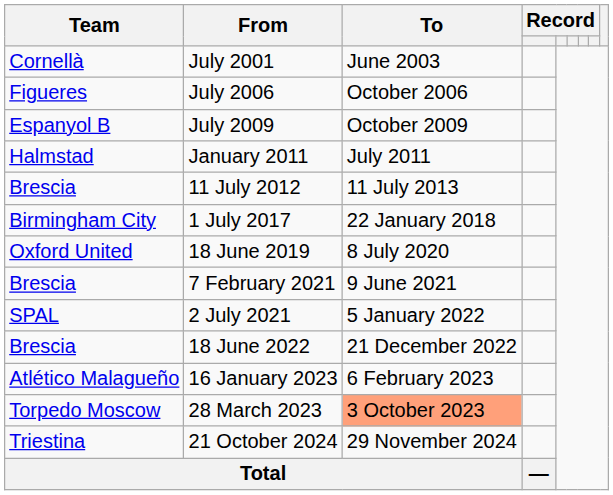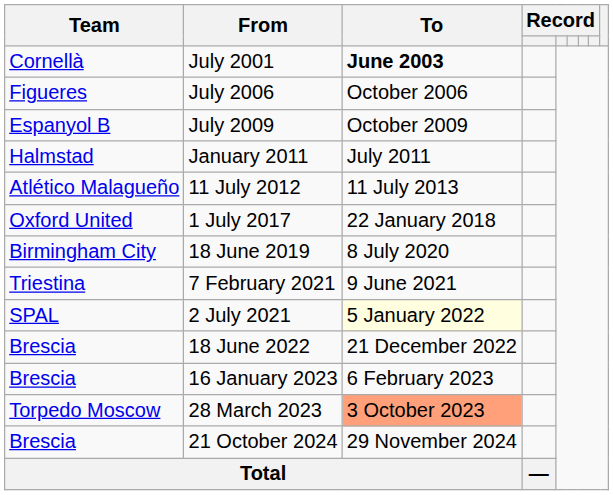(394, 61) normal -> (395, 61) bold
(43, 188) Brescia -> (94, 188) Atlético Malagueño
(83, 219) Birmingham City -> (71, 219) Oxford United
(71, 251) Oxford United -> (83, 251) Birmingham City
(43, 283) Brescia -> (47, 283) Triestina
(416, 315) no background -> (416, 315) lightyellow background
(94, 378) Atlético Malagueño -> (43, 378) Brescia
(47, 441) Triestina -> (43, 441) Brescia
